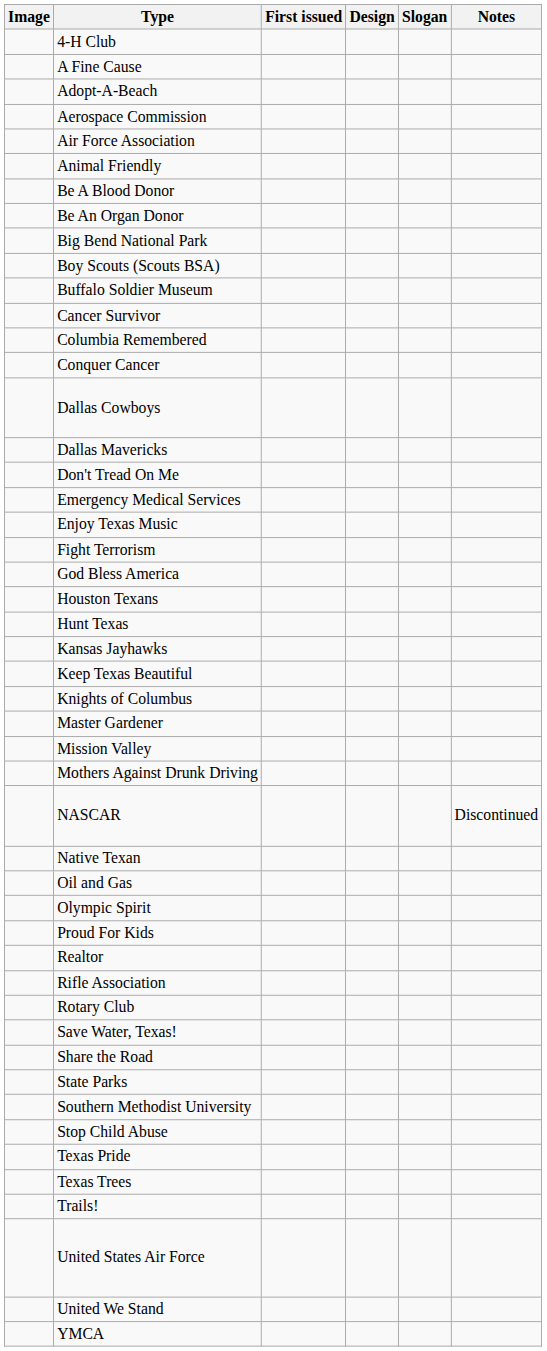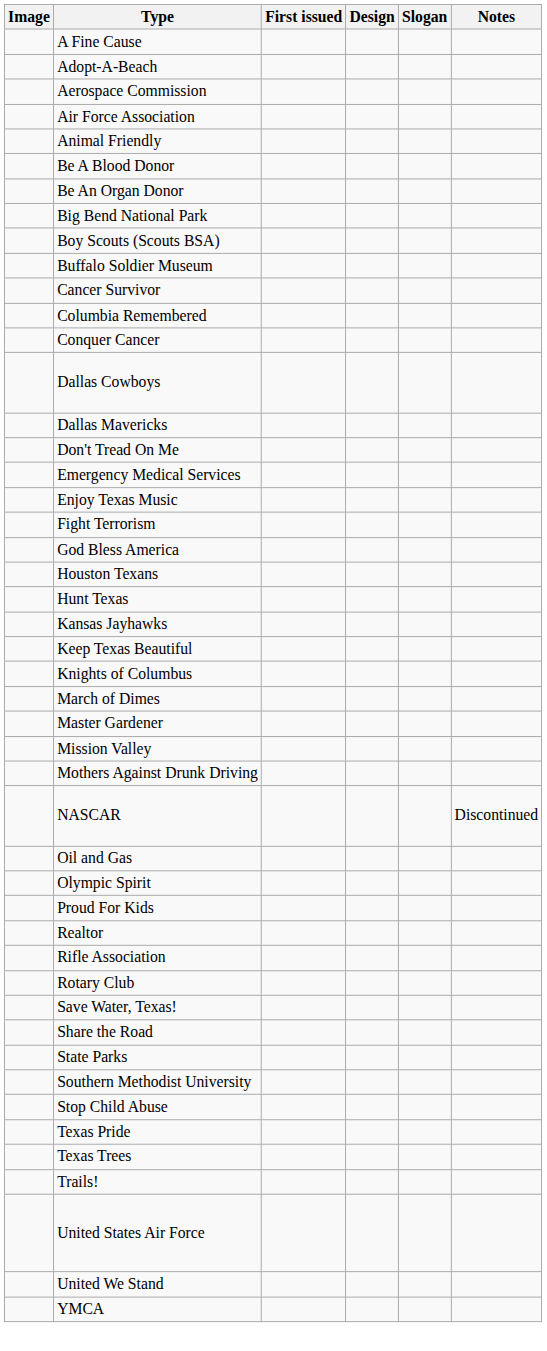- row: (87, 41)
+ row: (109, 698)
- row: (99, 858)
